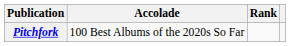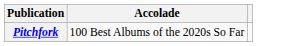- column: (263, 13)
